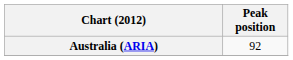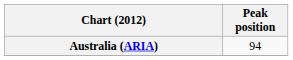(255, 45) 92 -> (255, 45) 94
